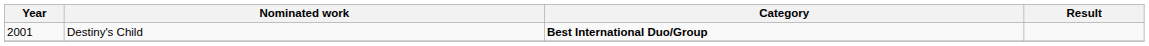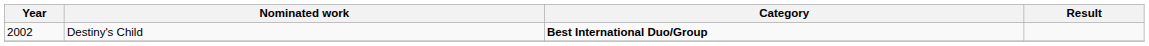(20, 31) 2001 -> (20, 31) 2002
